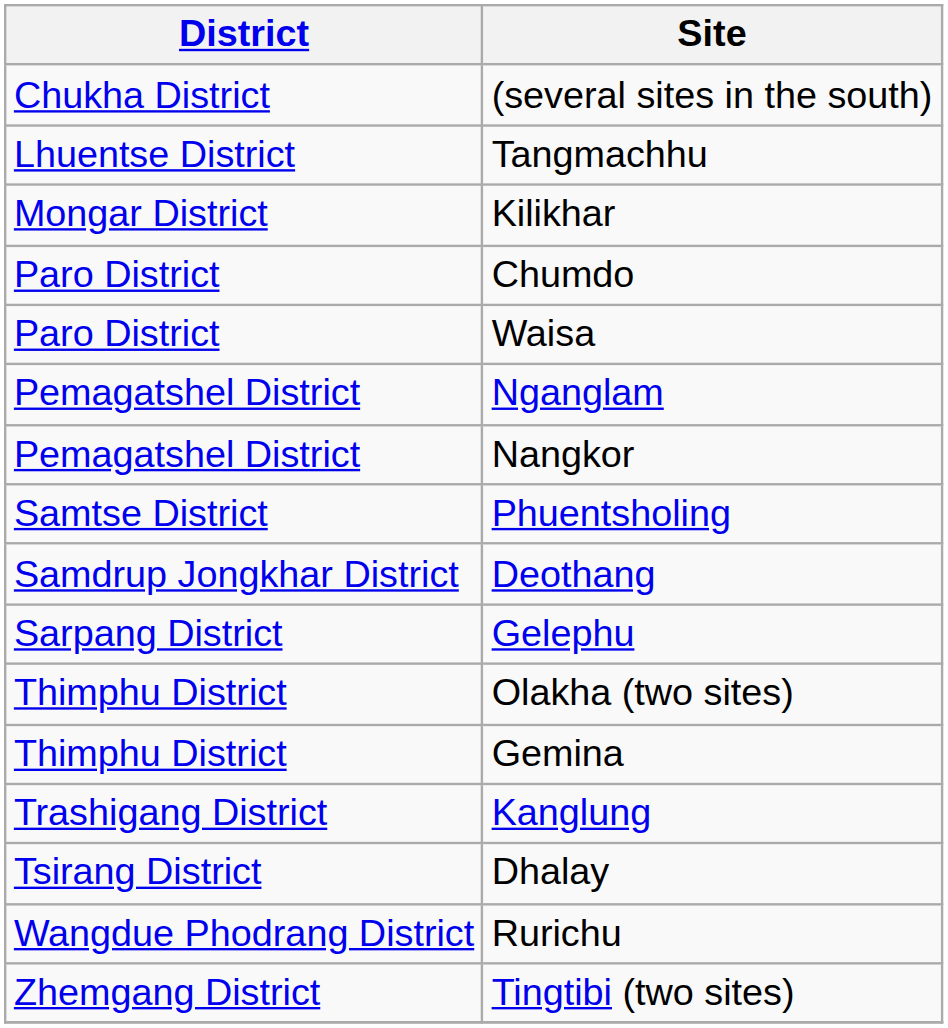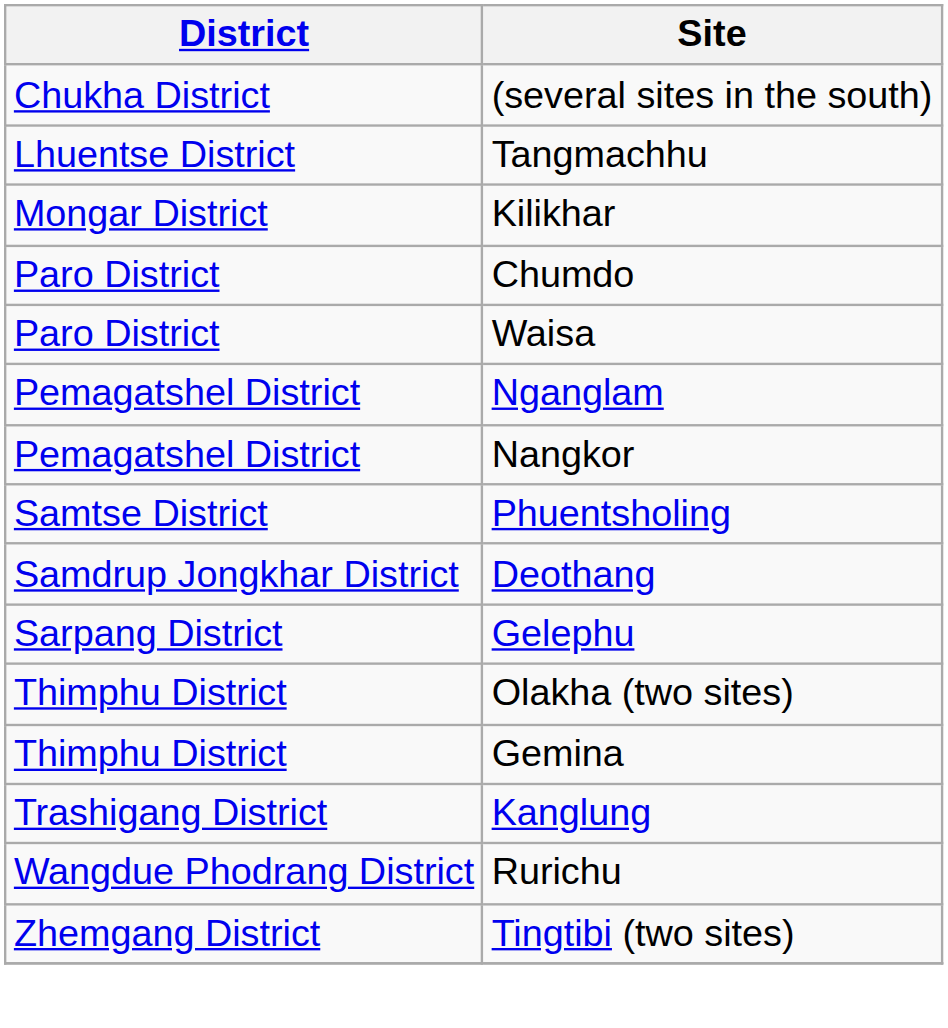- row: (550, 872)
